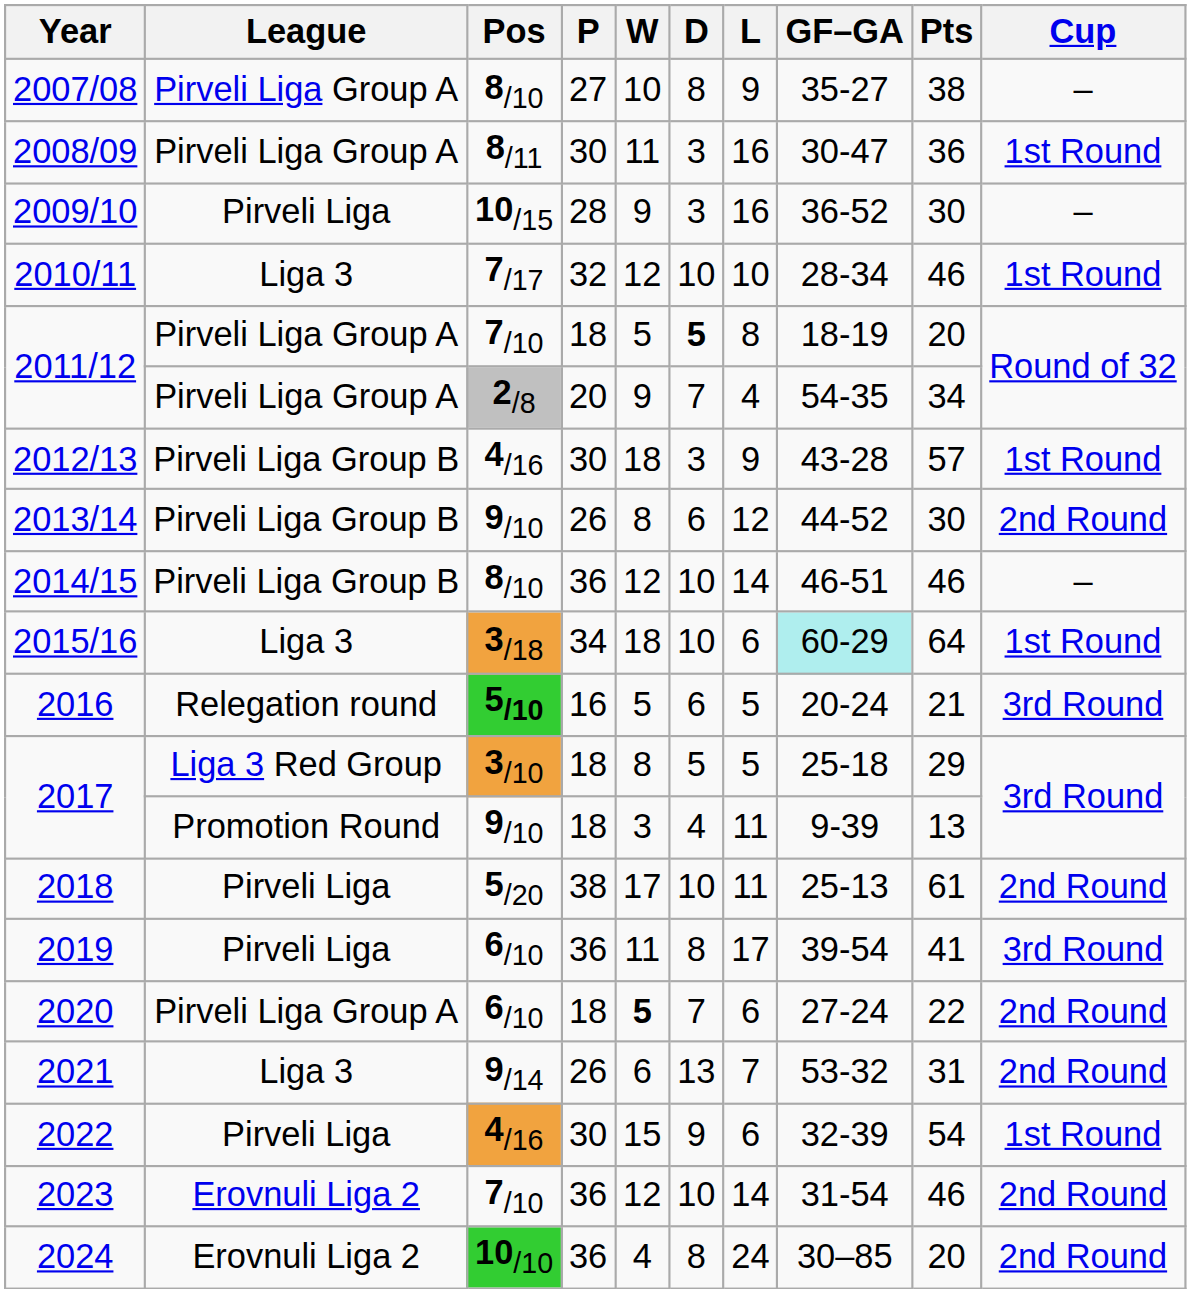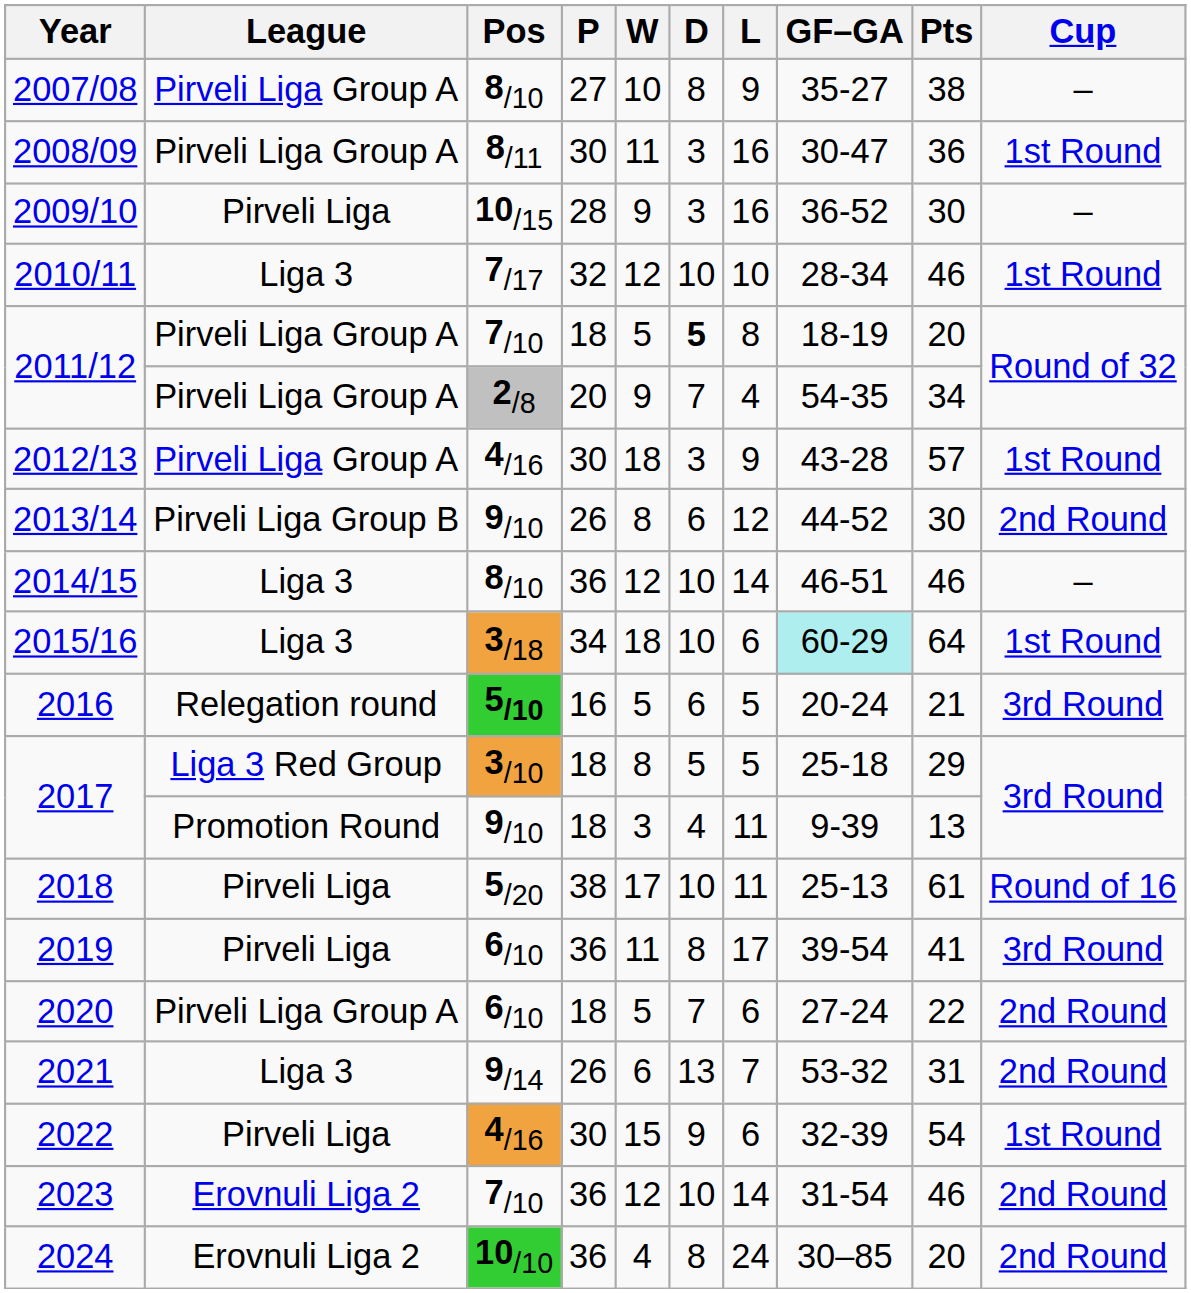(306, 458) Pirveli Liga Group B -> (306, 458) Pirveli Liga Group A
(306, 581) Pirveli Liga Group B -> (306, 581) Liga 3
(1083, 888) 2nd Round -> (1083, 888) Round of 16
(642, 1010) bold -> (642, 1010) normal
